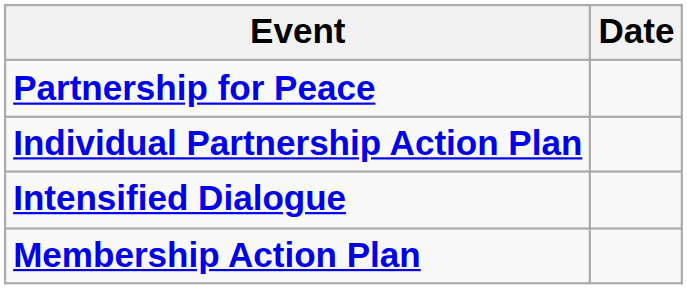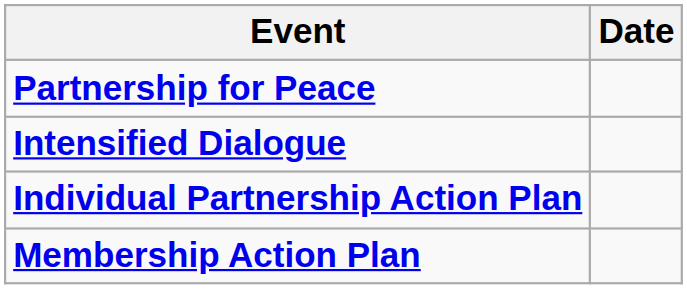rows swapped: (298, 143) <-> (180, 198)
